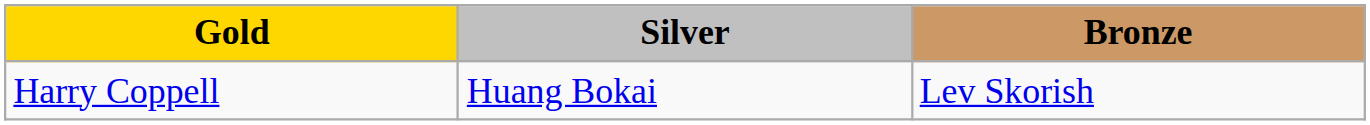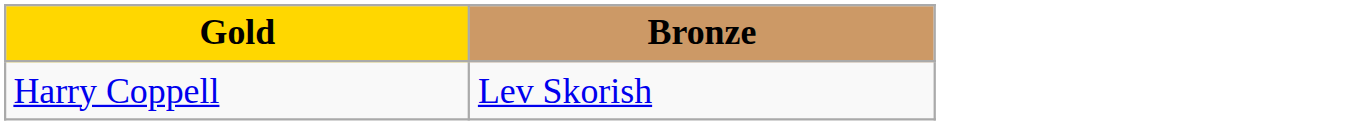- column: (685, 32)
